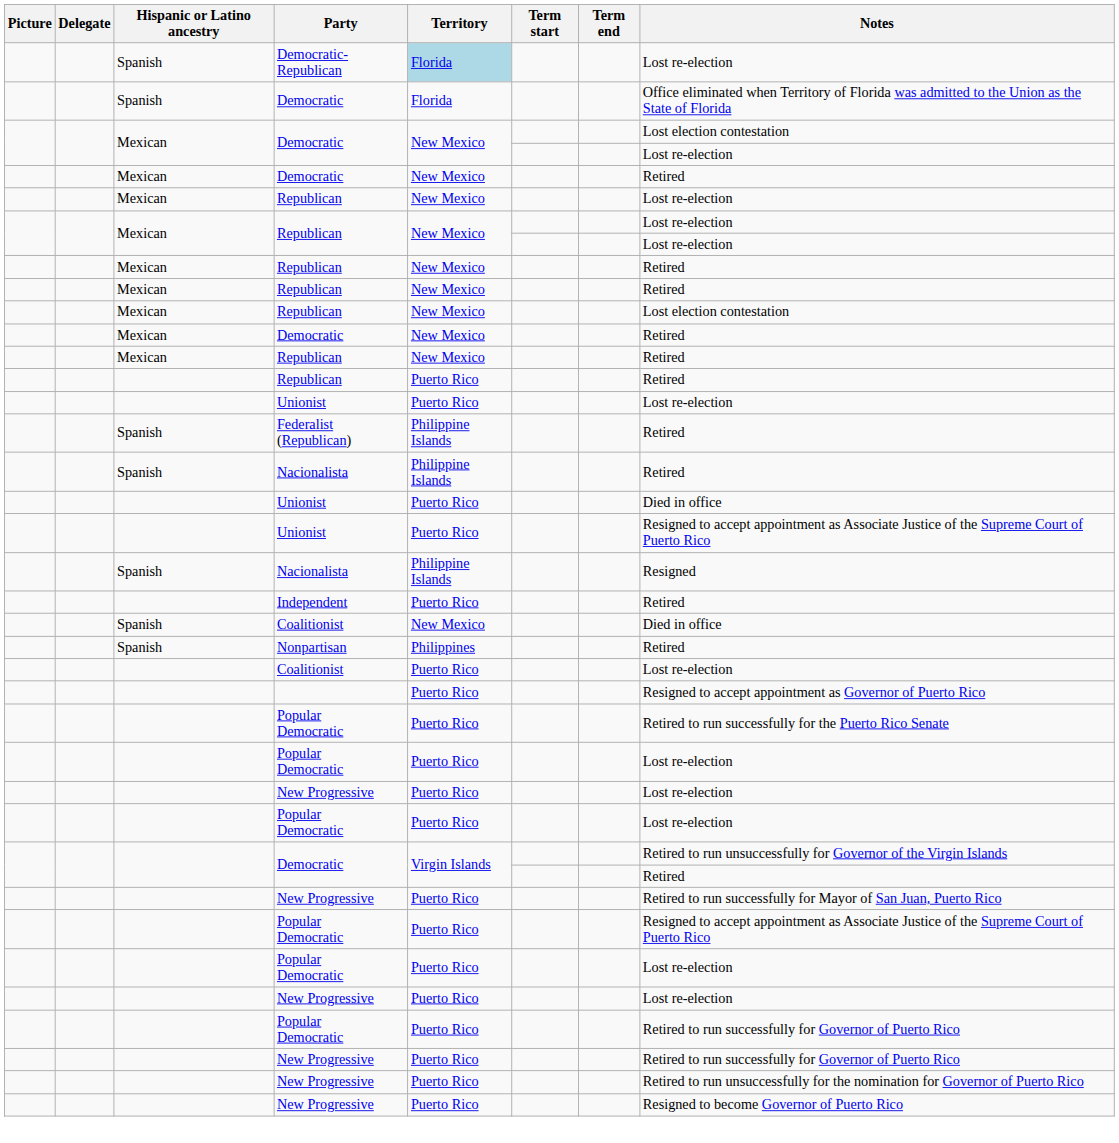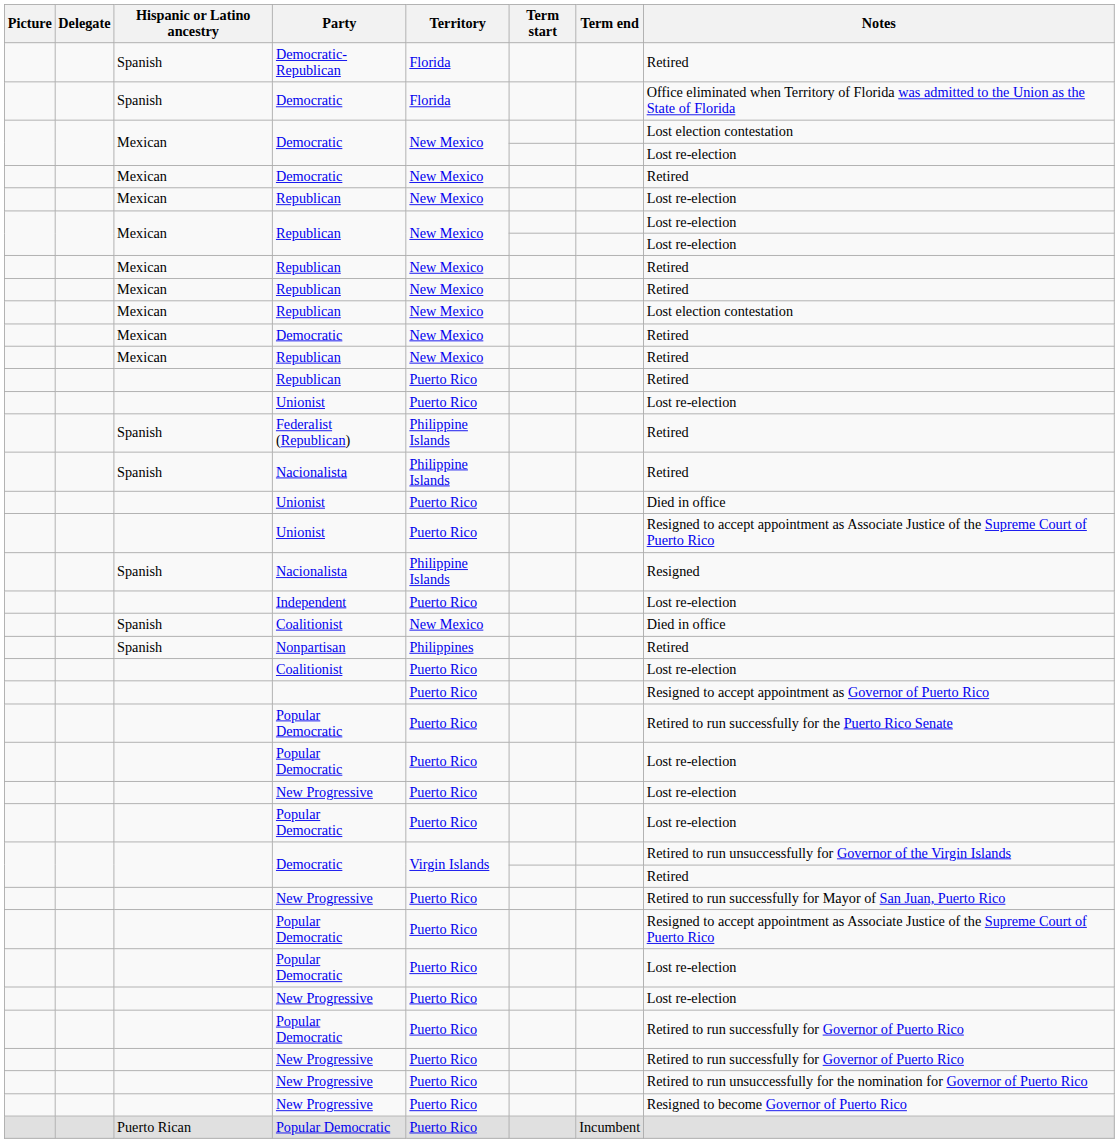(432, 62) lightblue background -> (430, 62) no background
(688, 62) Lost re-election -> (668, 62) Retired
(664, 602) Retired -> (692, 602) Lost re-election
+ row: (154, 1127)
